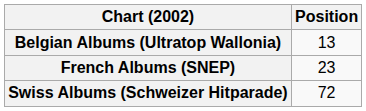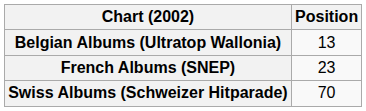(327, 93) 72 -> (327, 93) 70
